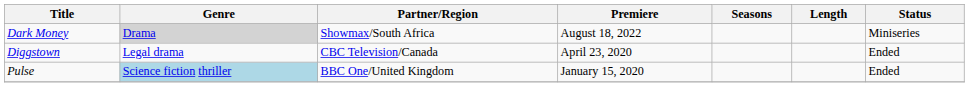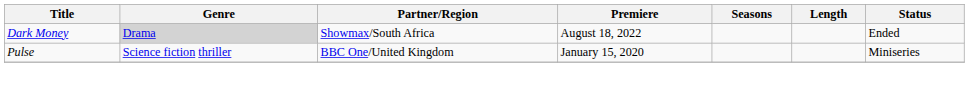(894, 33) Miniseries -> (884, 33) Ended
- row: (34, 52)
(177, 71) lightblue background -> (177, 52) no background
(884, 71) Ended -> (894, 52) Miniseries
